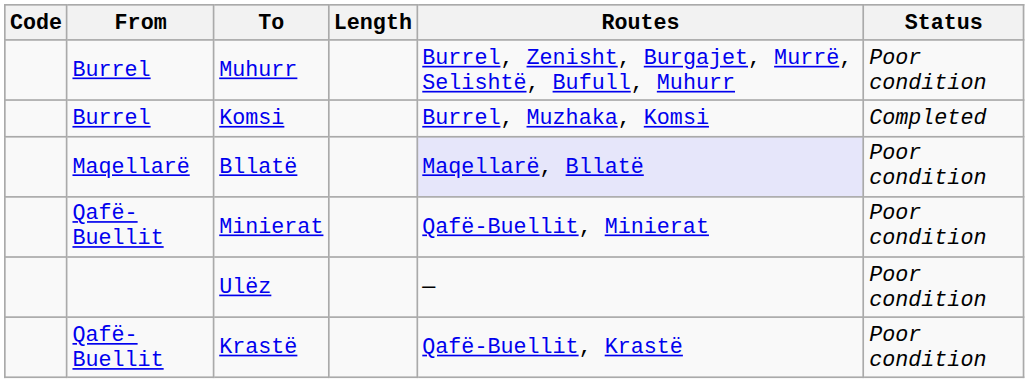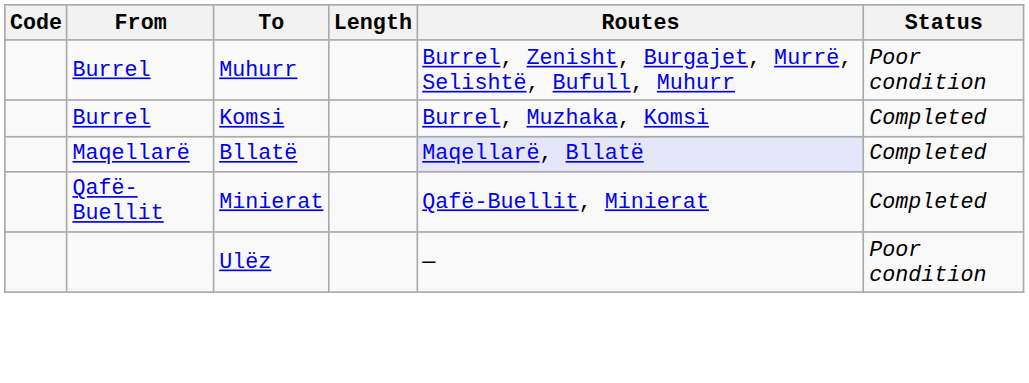(928, 166) Poor condition -> (928, 154) Completed
(928, 227) Poor condition -> (928, 202) Completed
- row: (258, 348)
